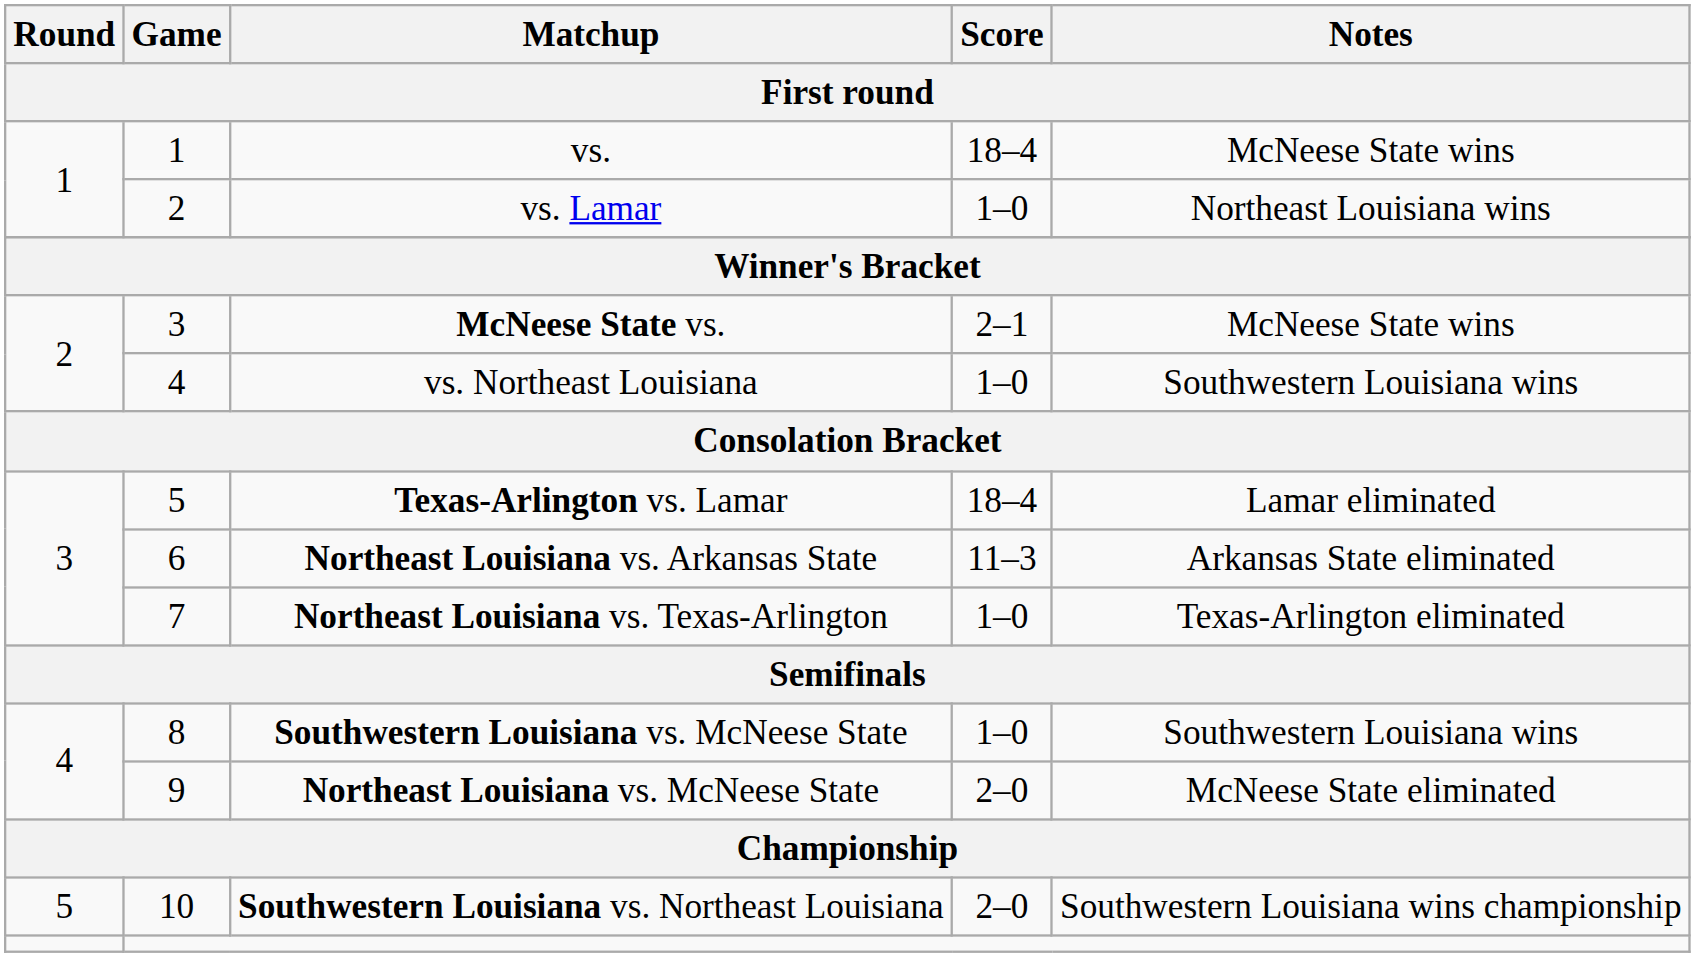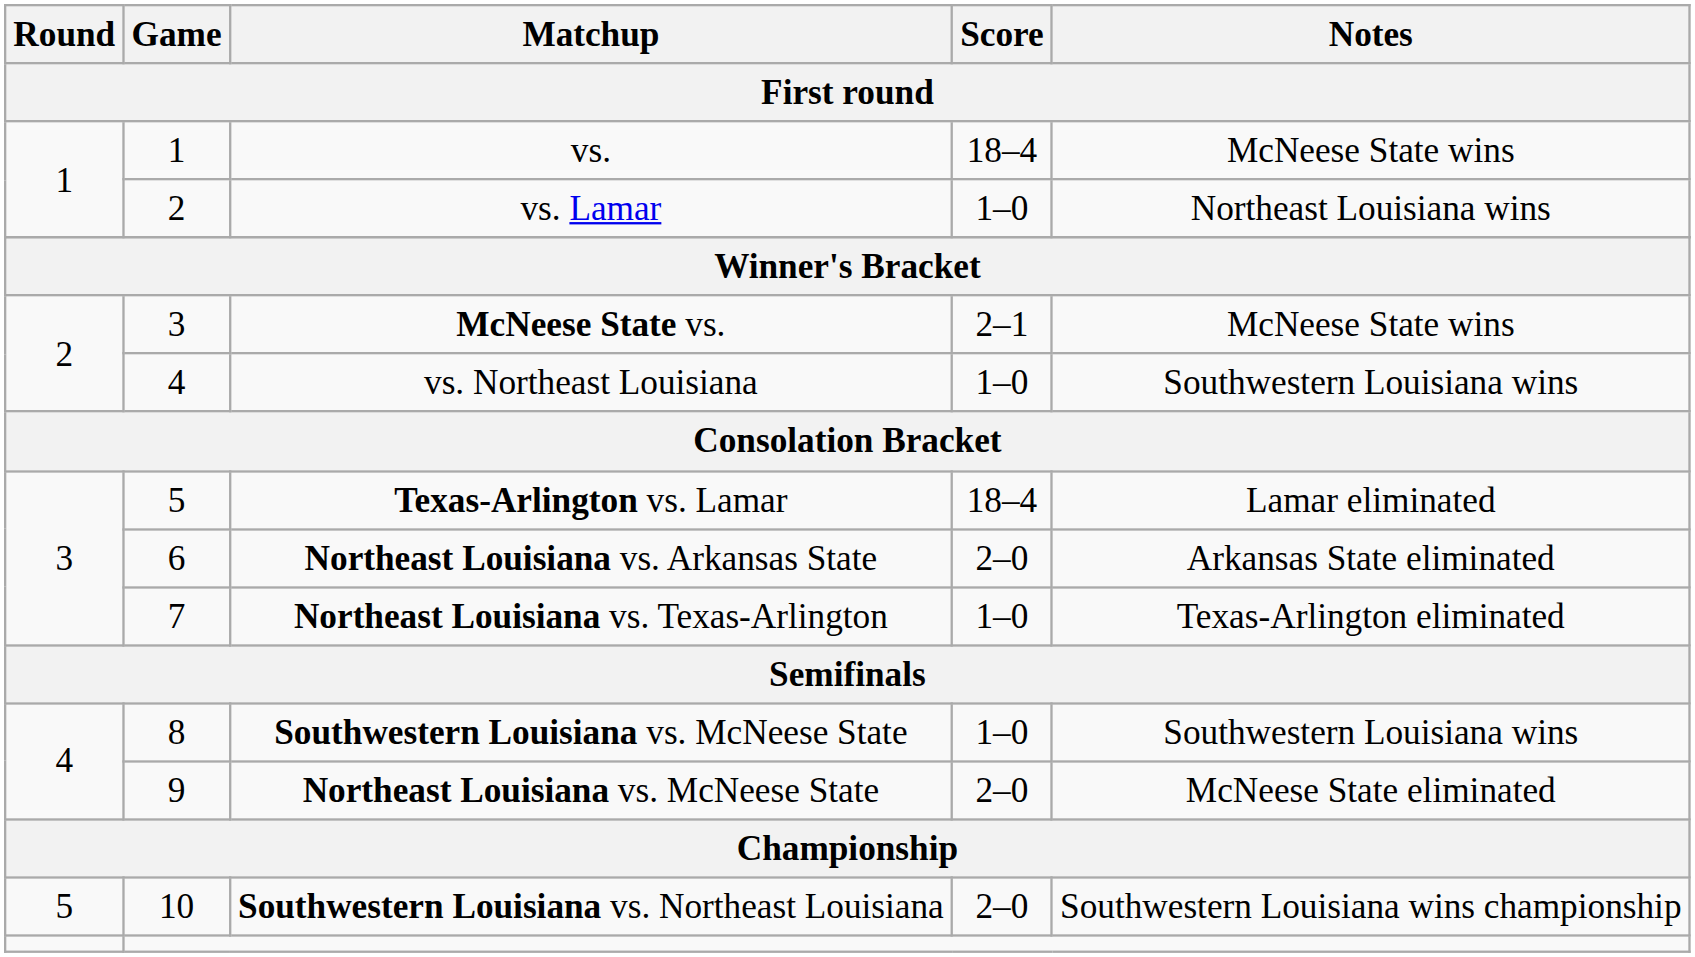(1002, 557) 11–3 -> (1002, 557) 2–0
